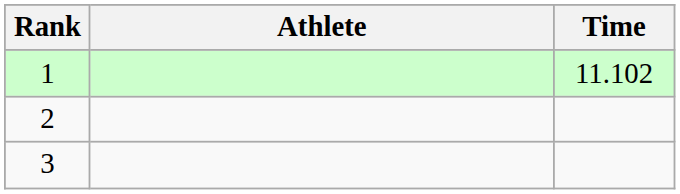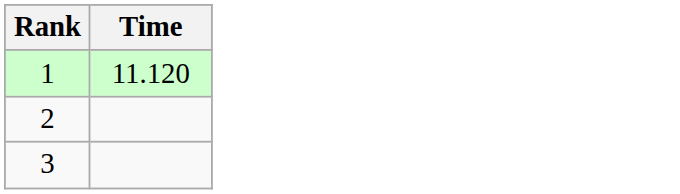- column: (322, 27)
(614, 73) 11.102 -> (151, 73) 11.120
